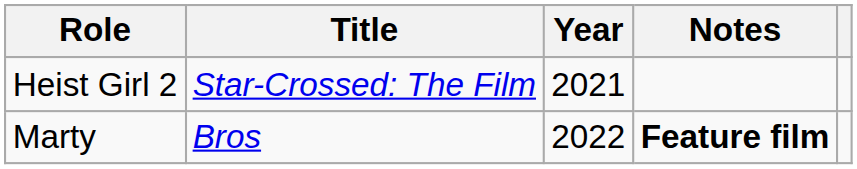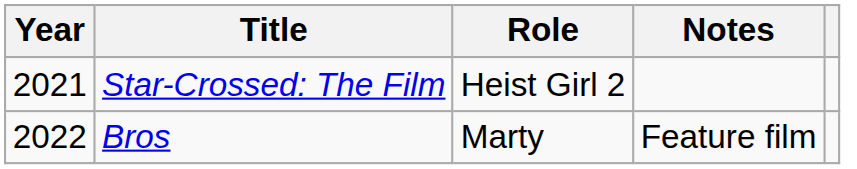columns swapped: (588, 30) <-> (95, 30)
(735, 136) bold -> (729, 136) normal
